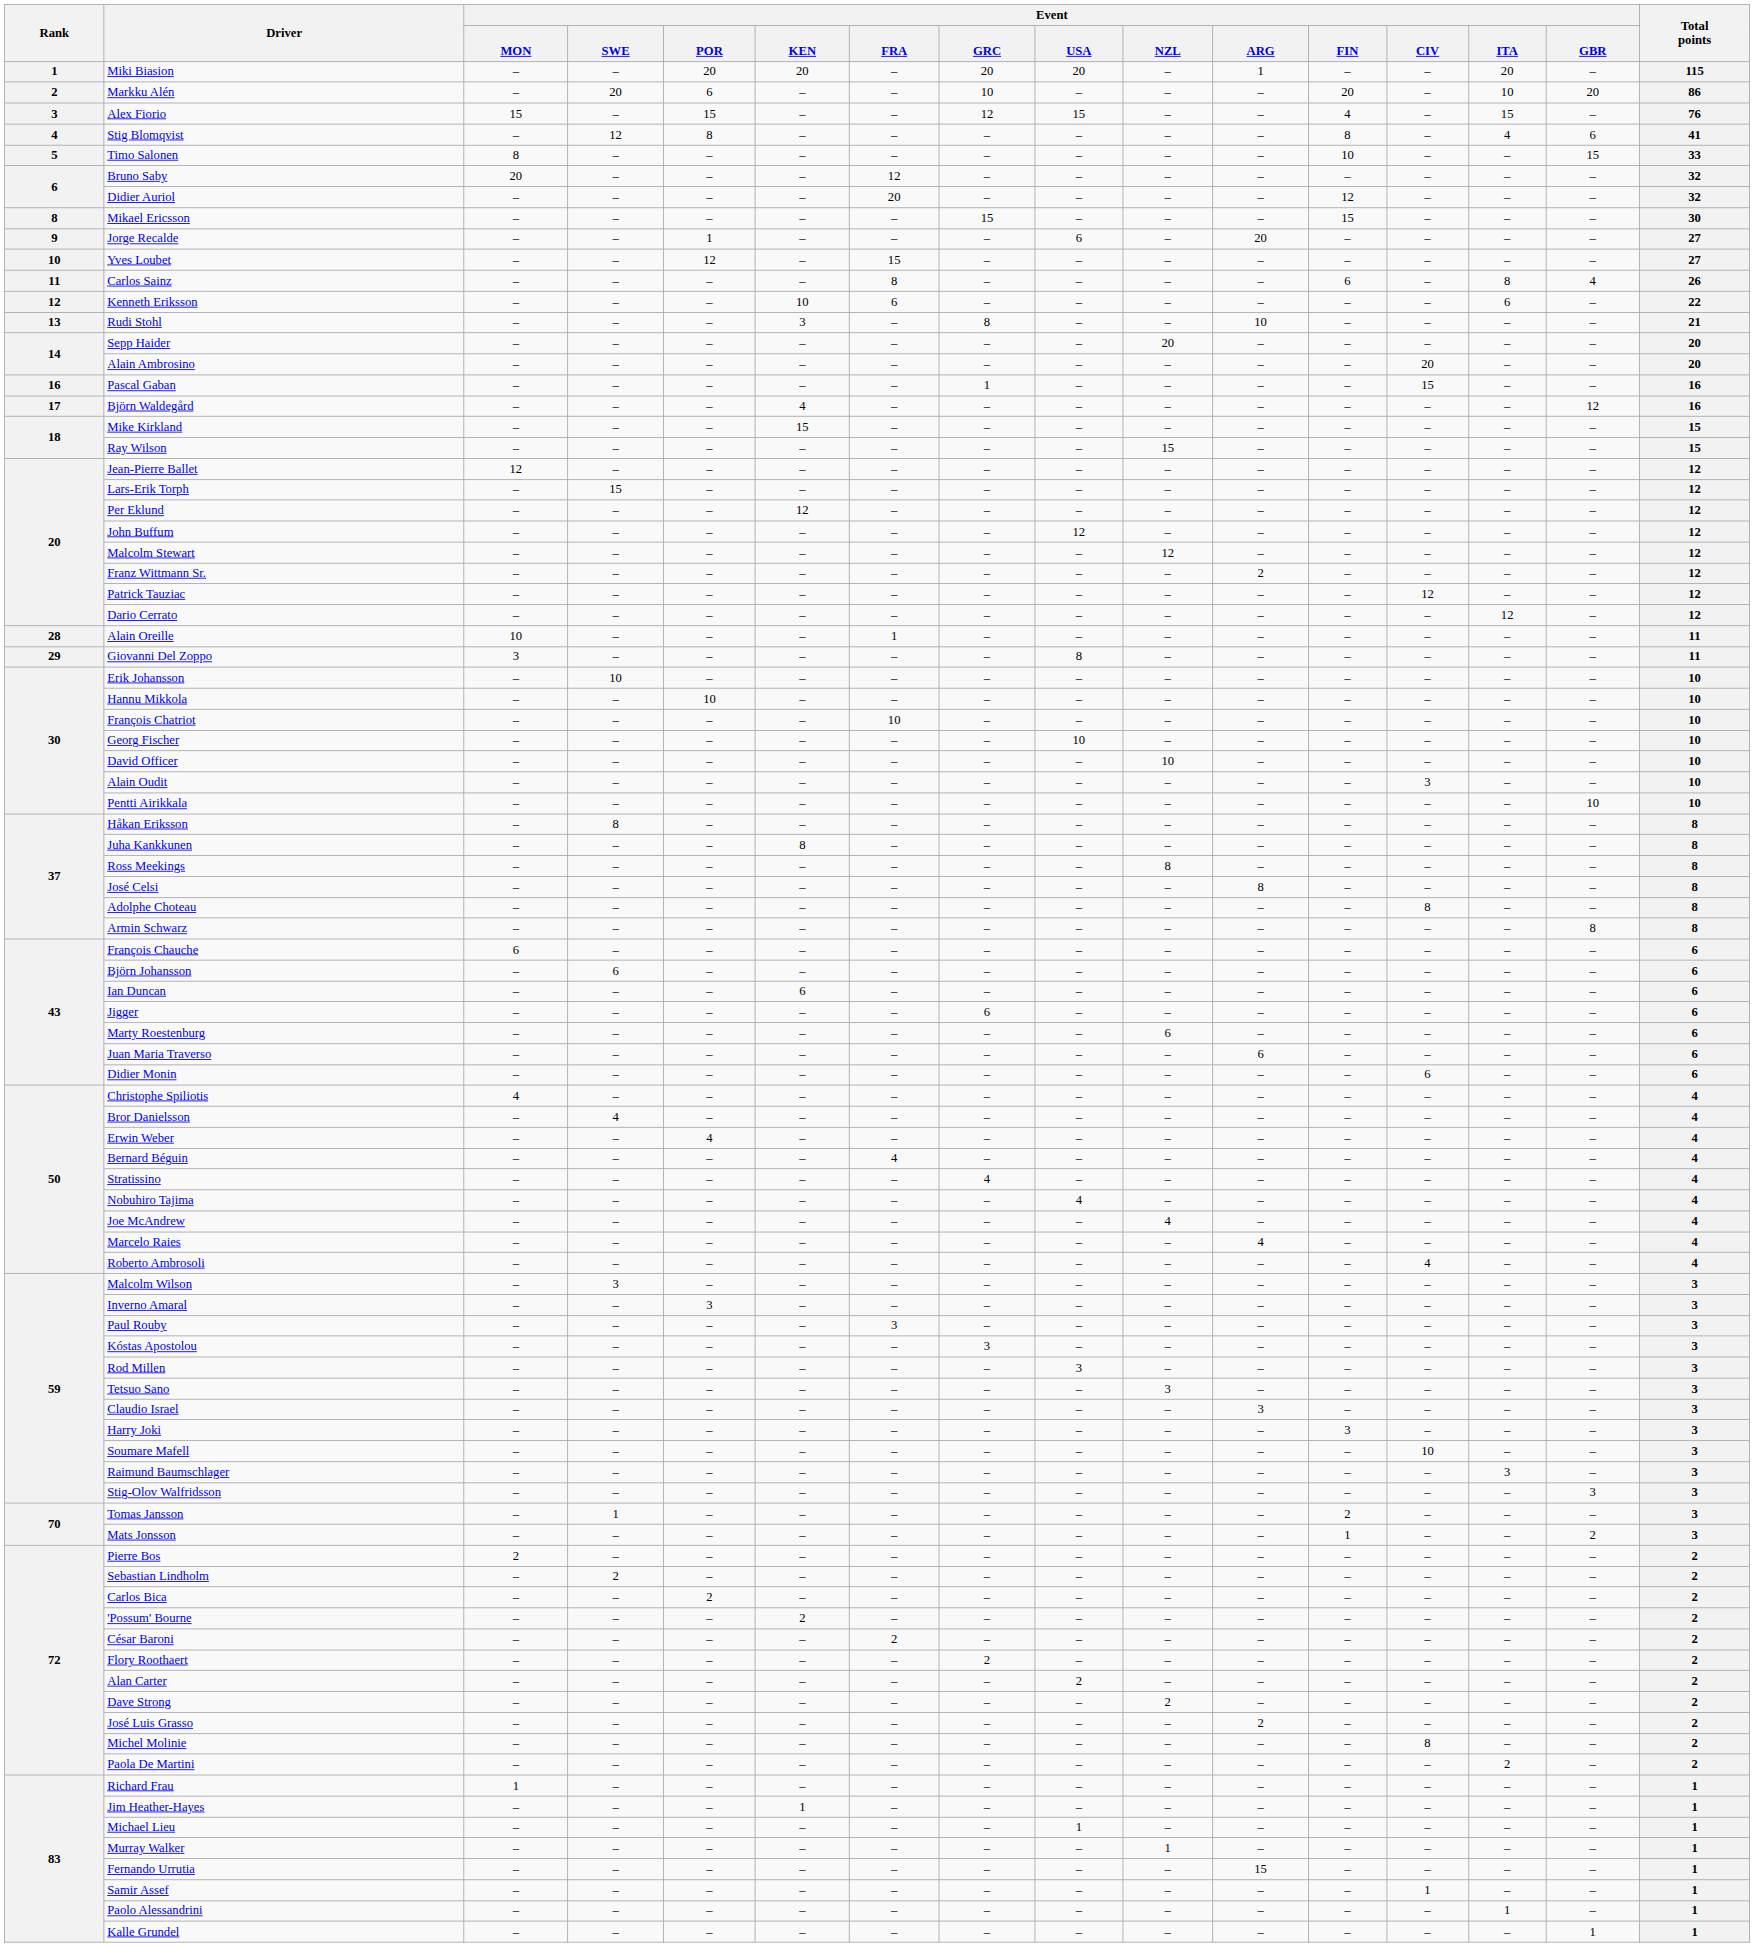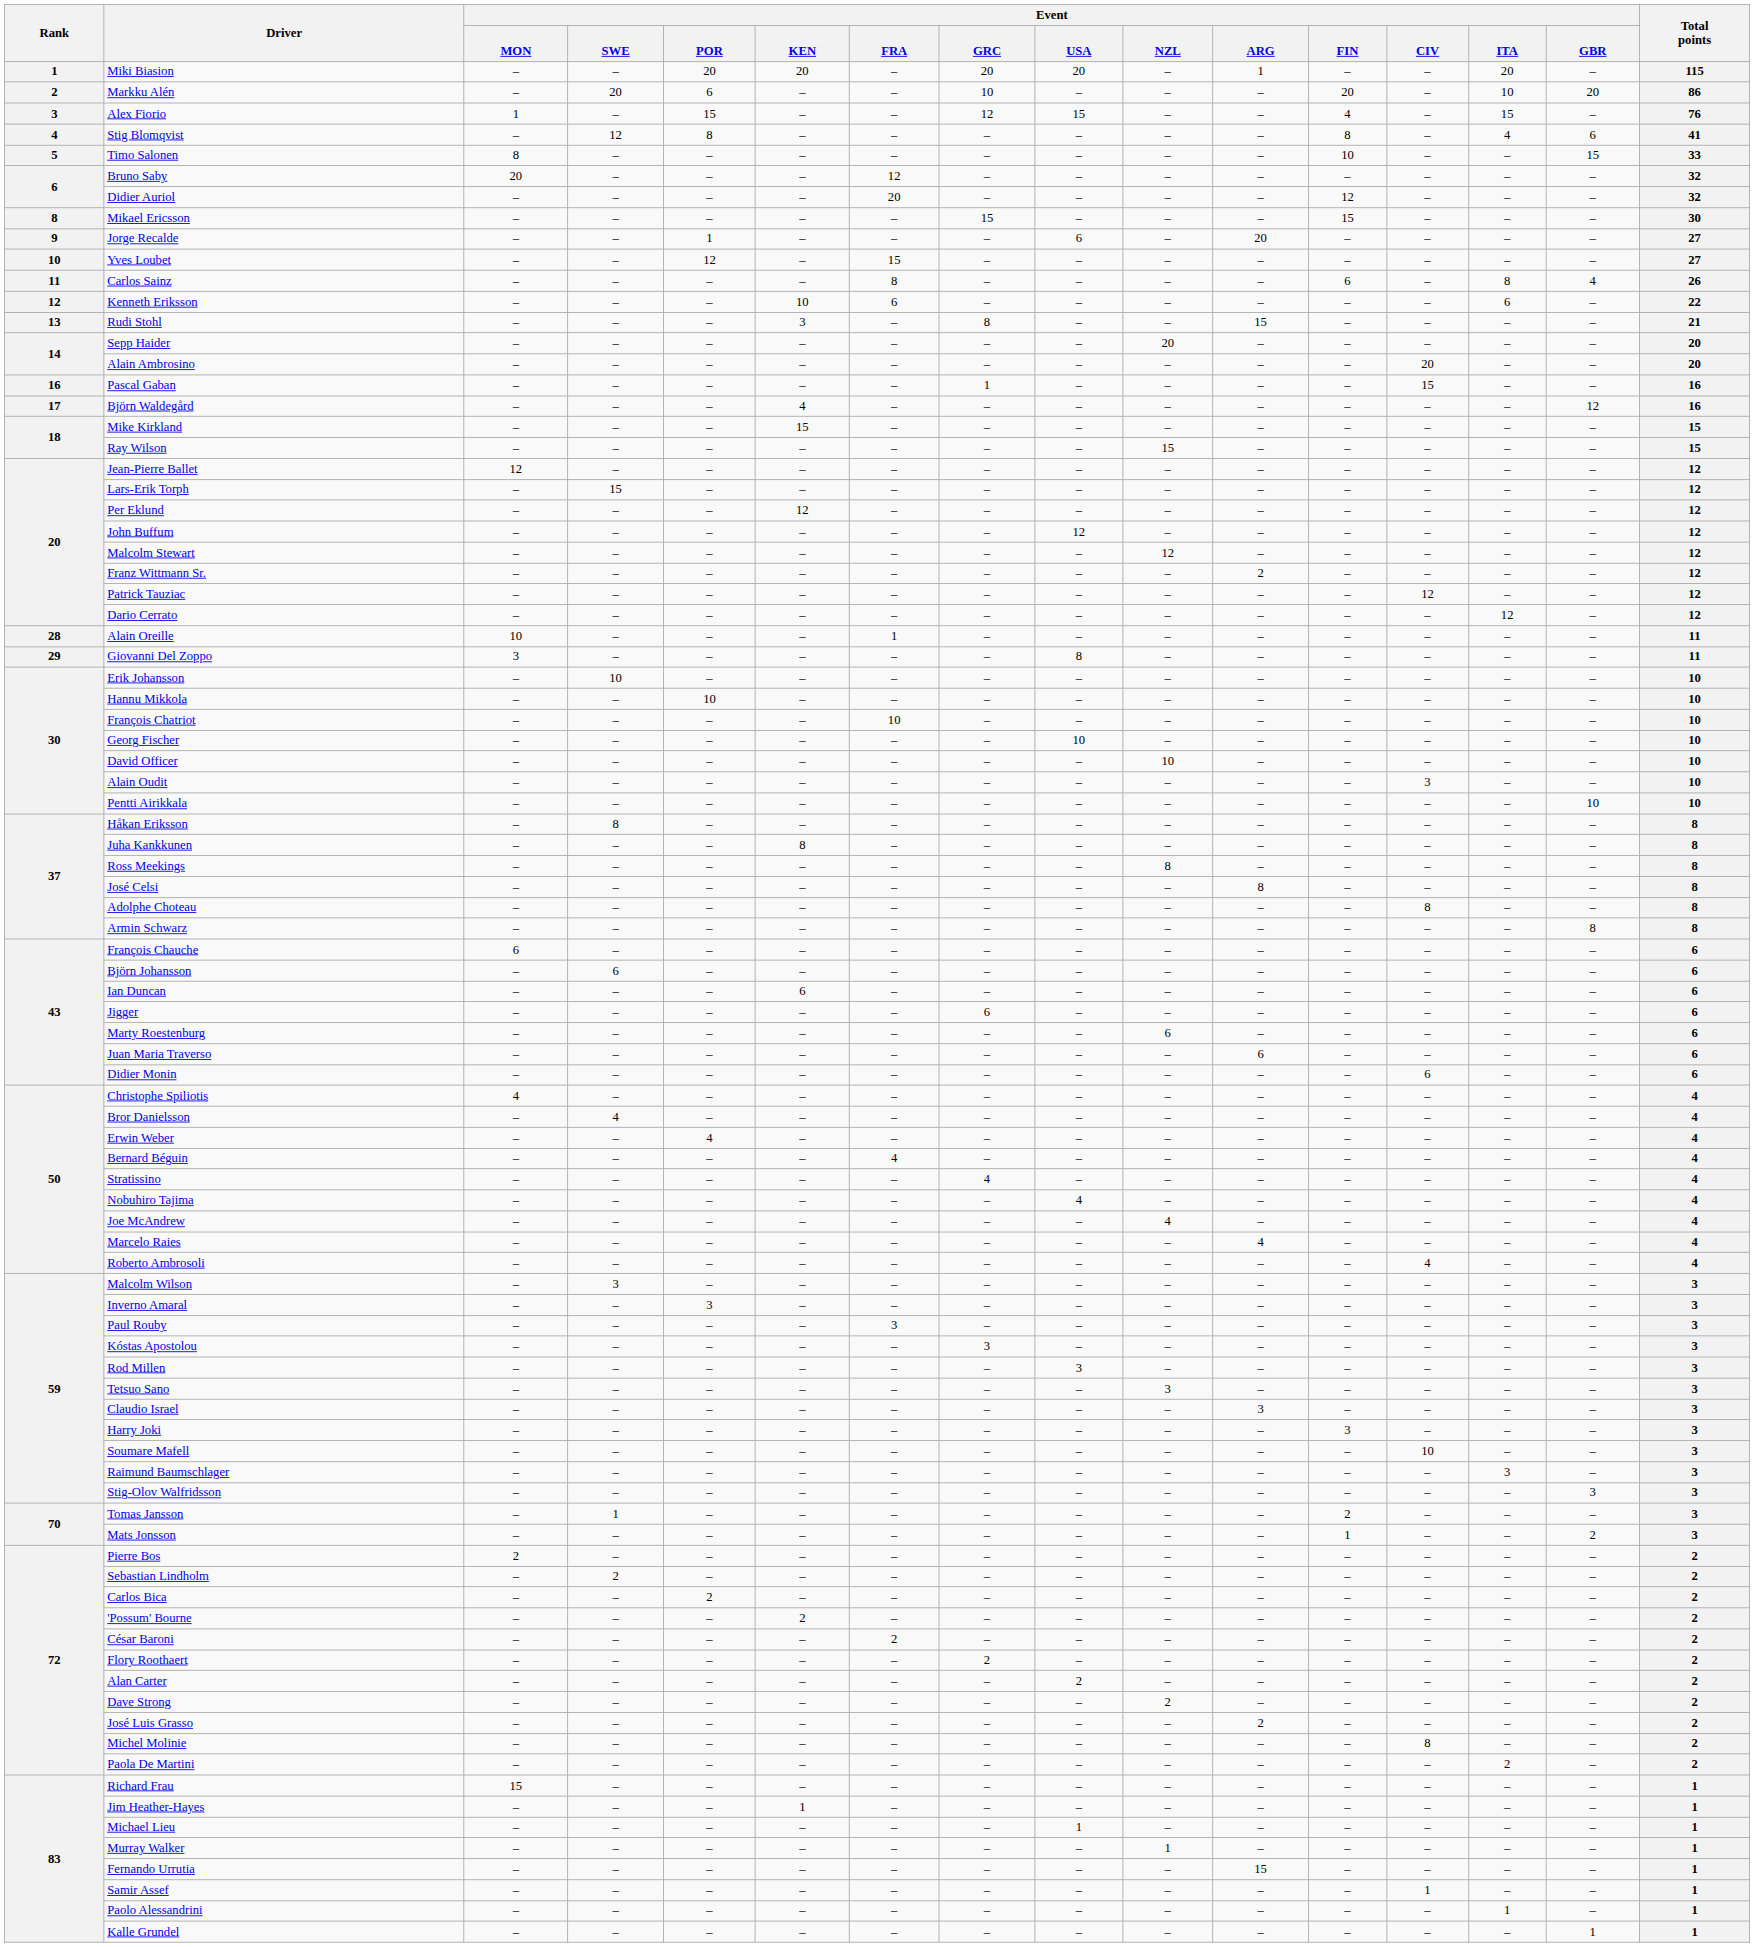(516, 113) 15 -> (516, 113) 1
(1261, 322) 10 -> (1261, 322) 15
(516, 1785) 1 -> (516, 1785) 15
